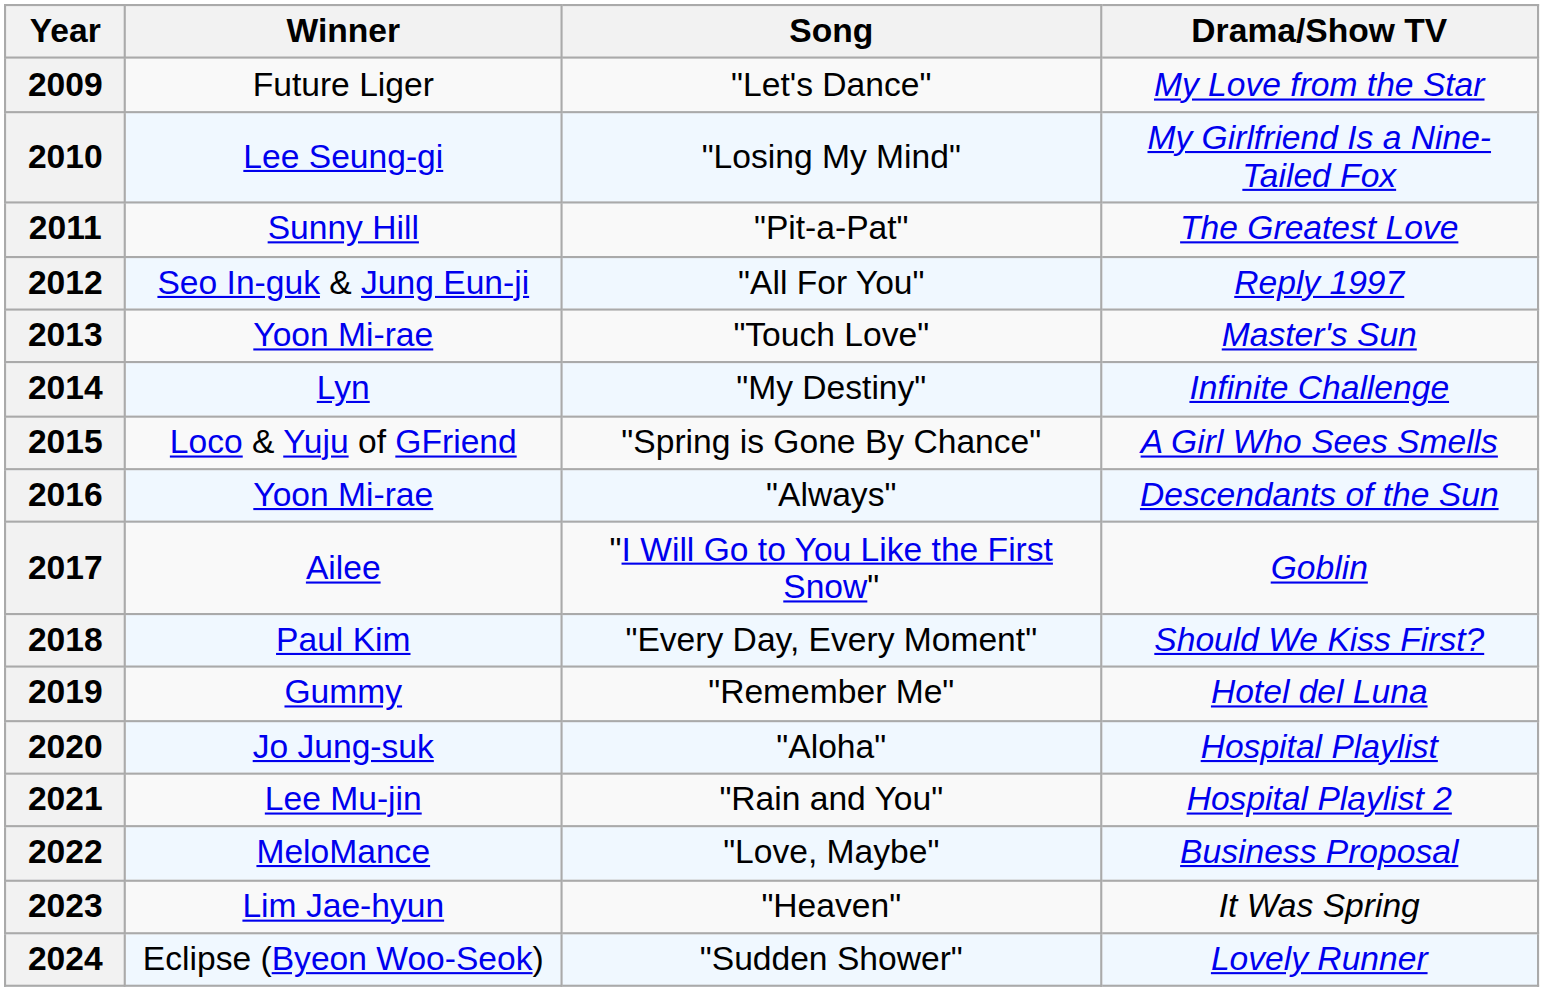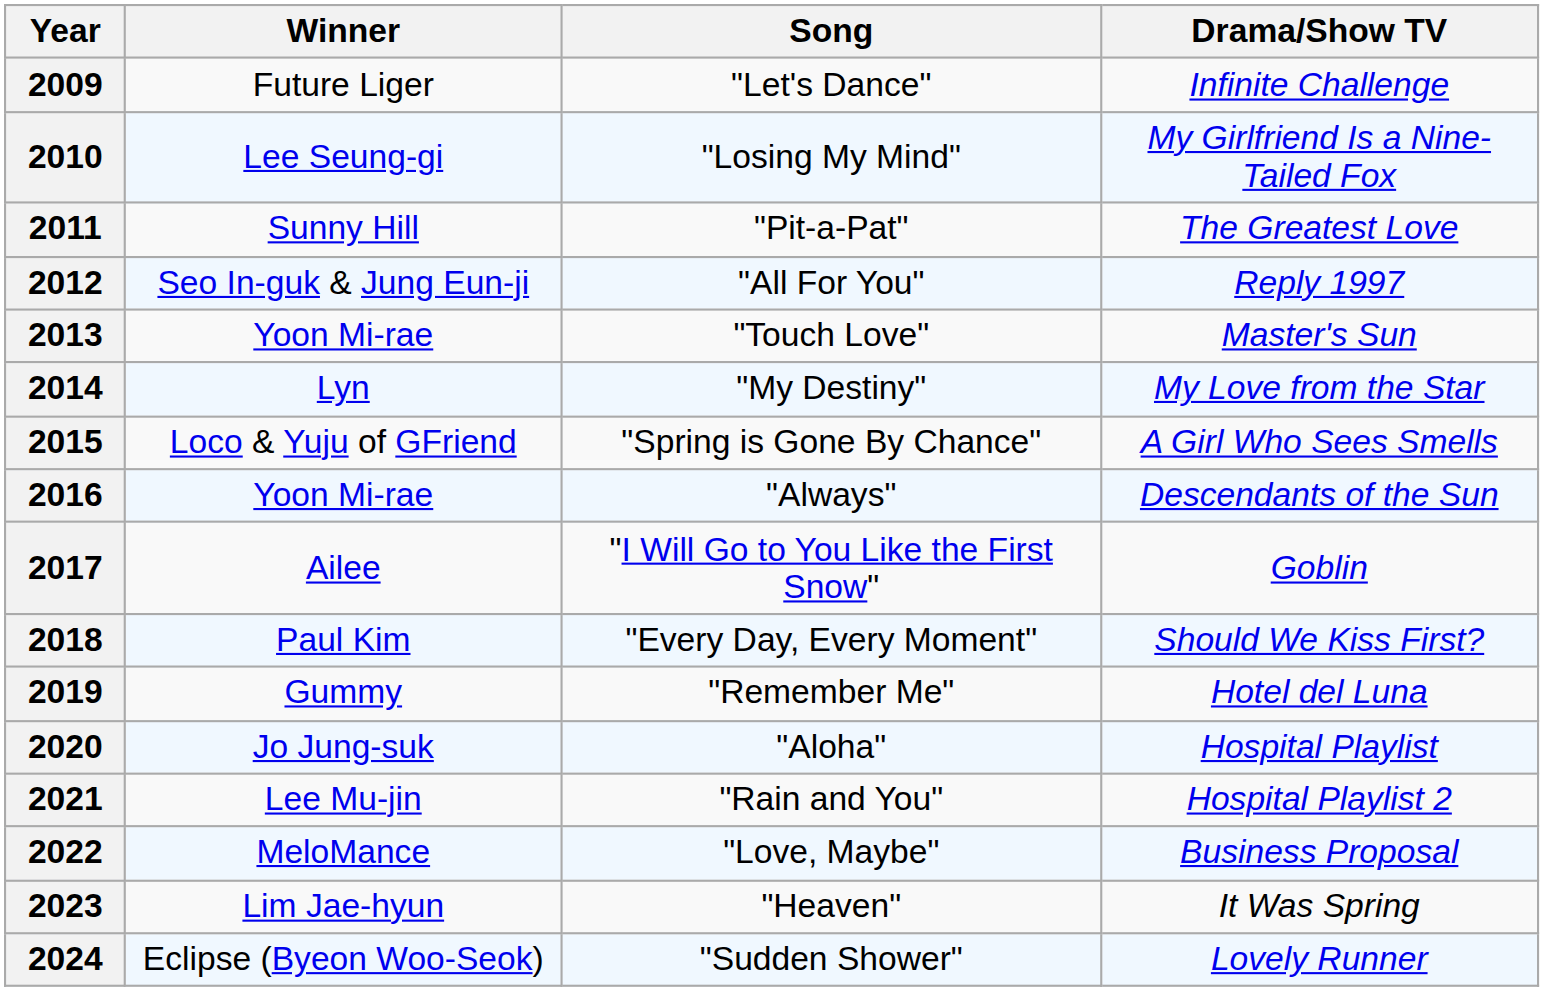(1319, 84) My Love from the Star -> (1319, 84) Infinite Challenge
(1319, 388) Infinite Challenge -> (1319, 388) My Love from the Star
